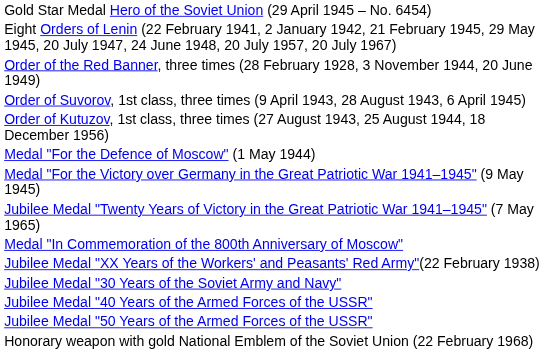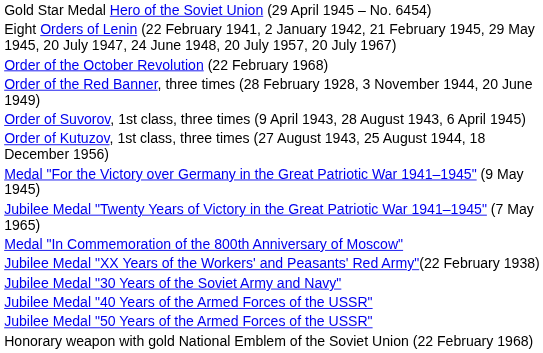+ row: (166, 65)
- row: (160, 154)
